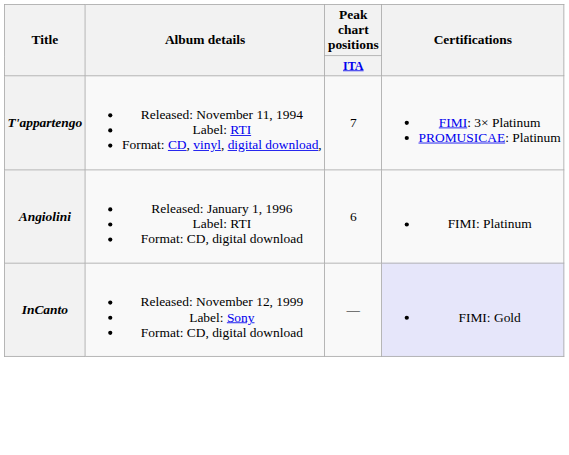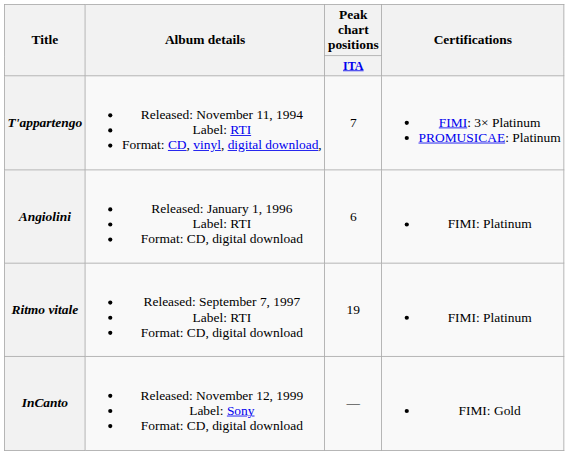+ row: (45, 309)
(473, 317) lavender background -> (473, 411) no background
